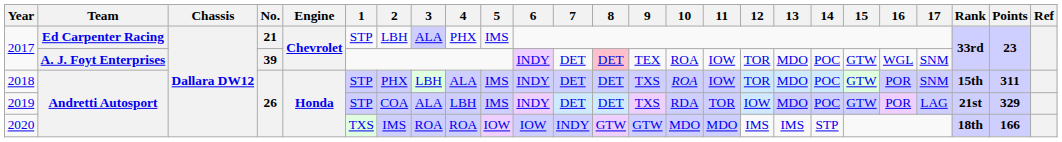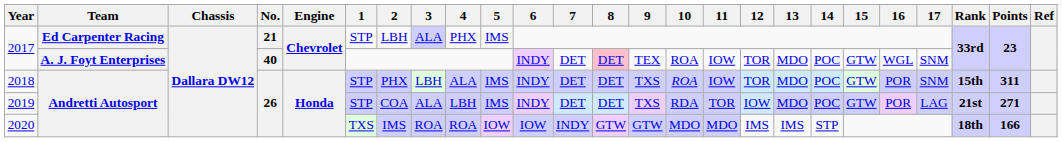(270, 59) 39 -> (270, 59) 40
(1010, 103) 329 -> (1010, 103) 271
